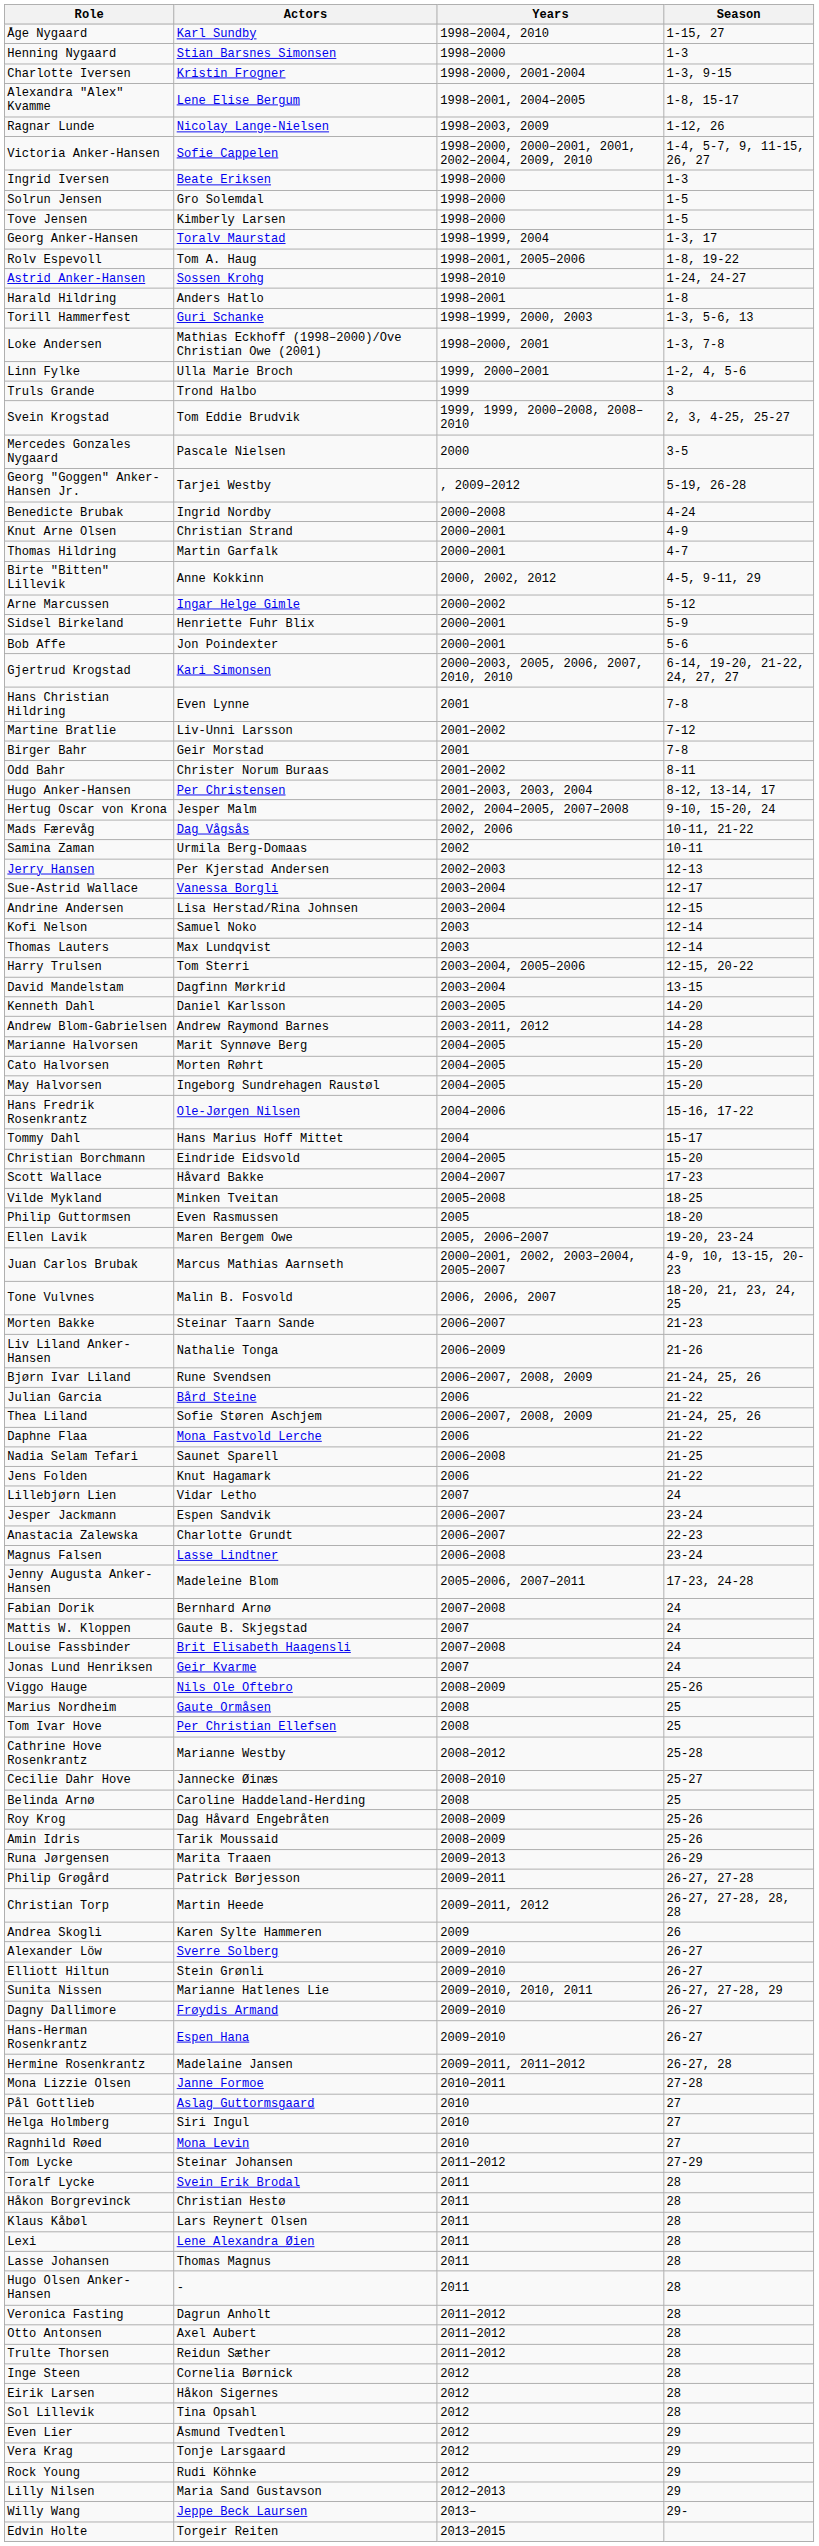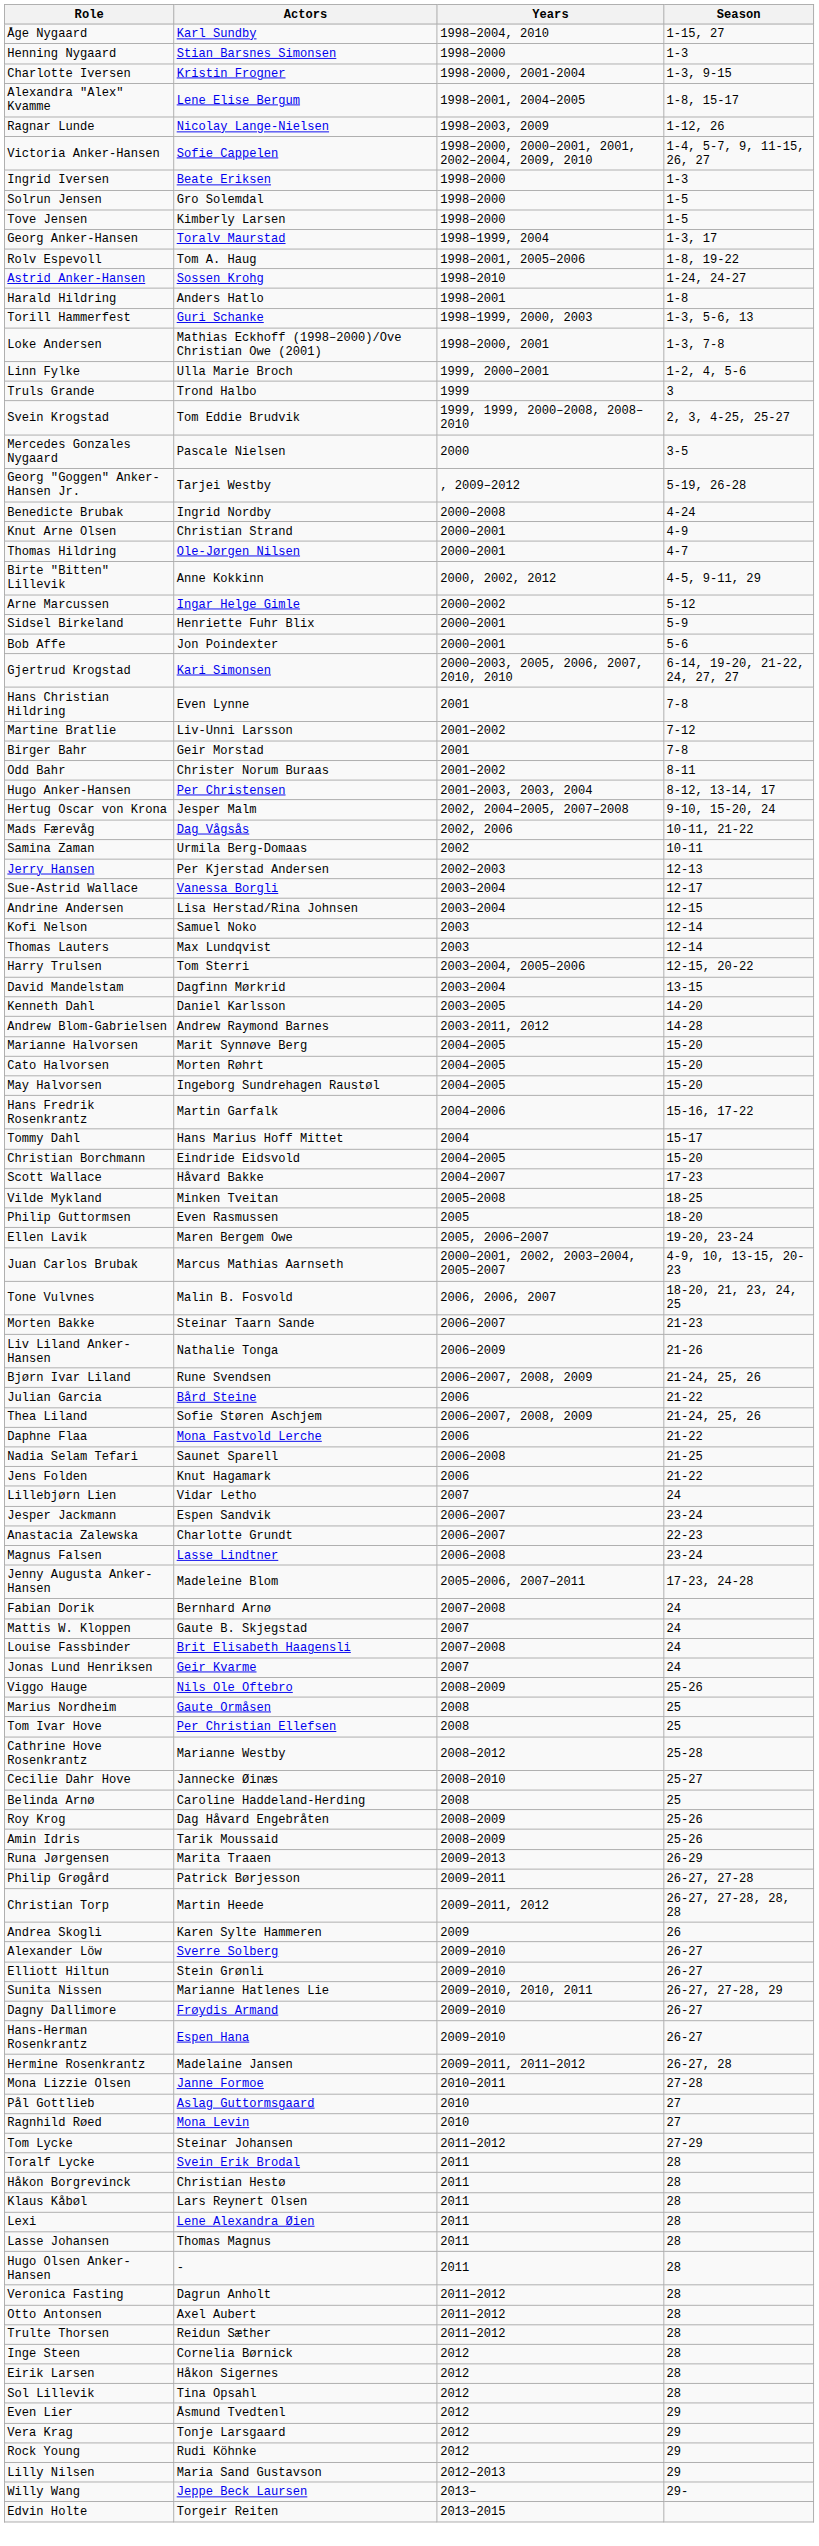(227, 551) Martin Garfalk -> (238, 551) Ole-Jørgen Nilsen
(238, 1112) Ole-Jørgen Nilsen -> (227, 1112) Martin Garfalk
- row: (58, 2123)
